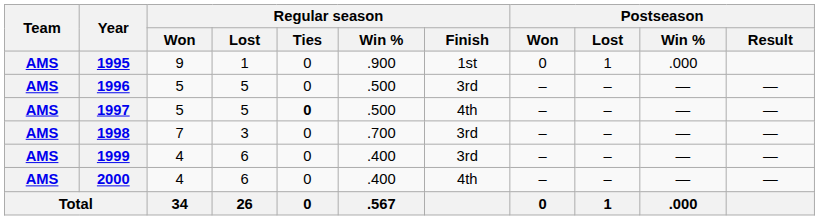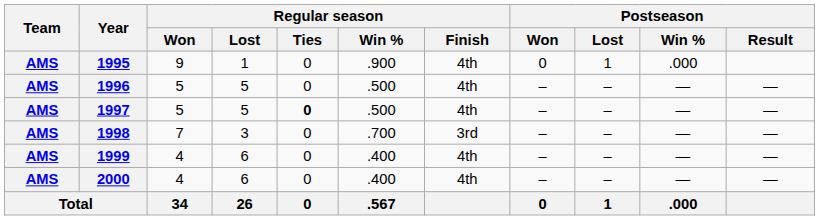(467, 63) 1st -> (467, 63) 4th
(467, 86) 3rd -> (467, 86) 4th
(467, 156) 3rd -> (467, 156) 4th
